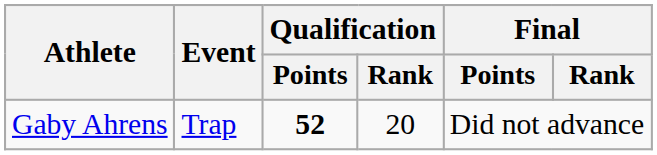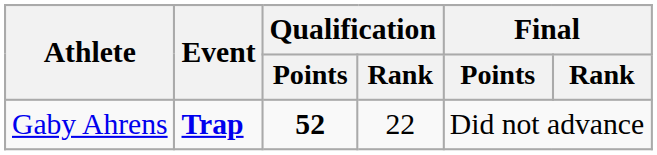(209, 124) normal -> (213, 124) bold
(400, 124) 20 -> (400, 124) 22
